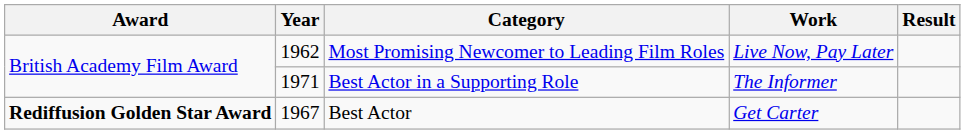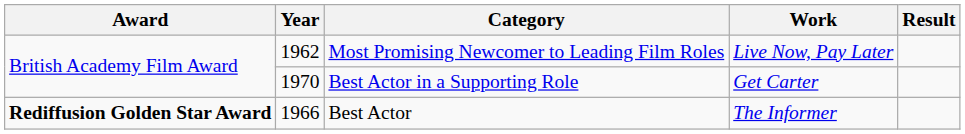(300, 81) 1971 -> (300, 81) 1970
(785, 81) The Informer -> (776, 81) Get Carter
(300, 112) 1967 -> (300, 112) 1966
(776, 112) Get Carter -> (785, 112) The Informer
